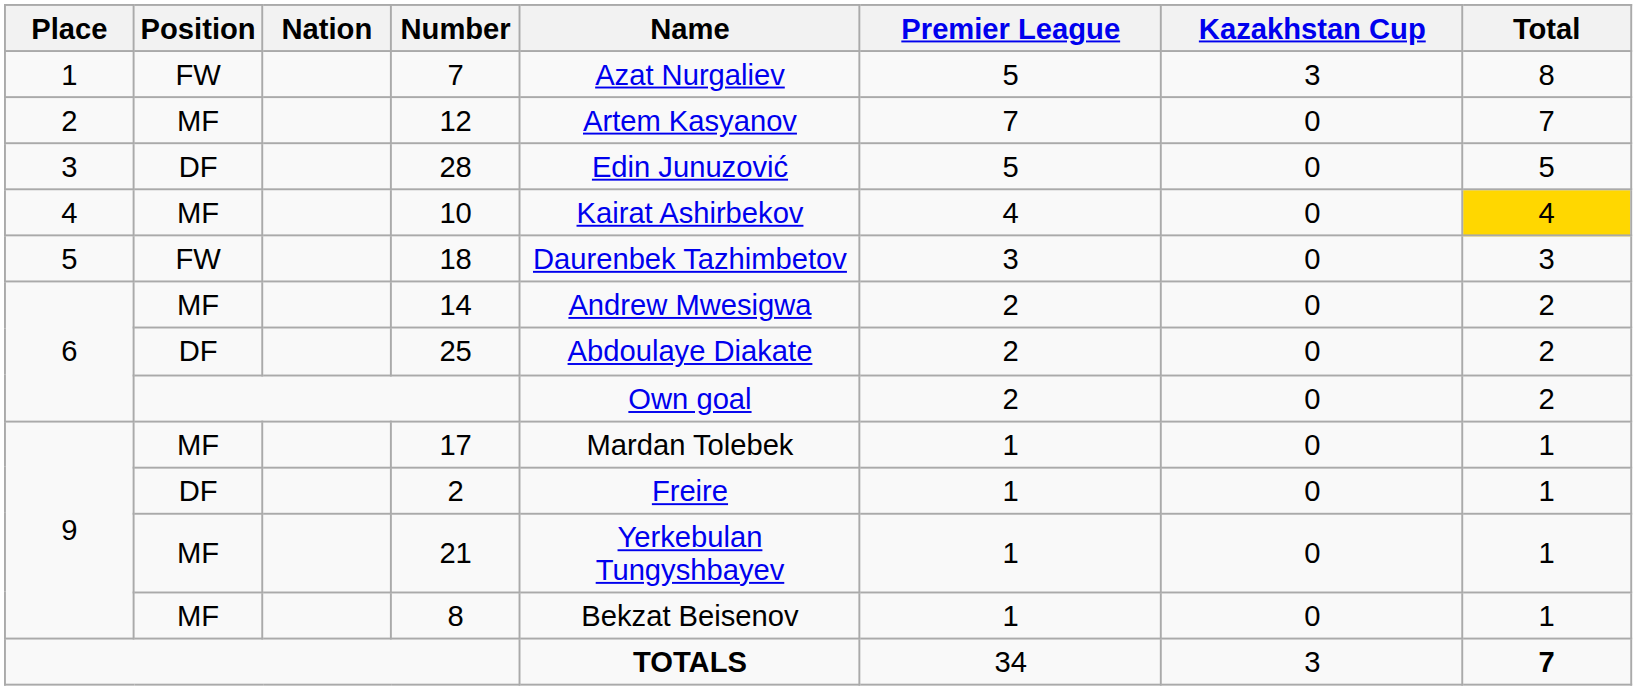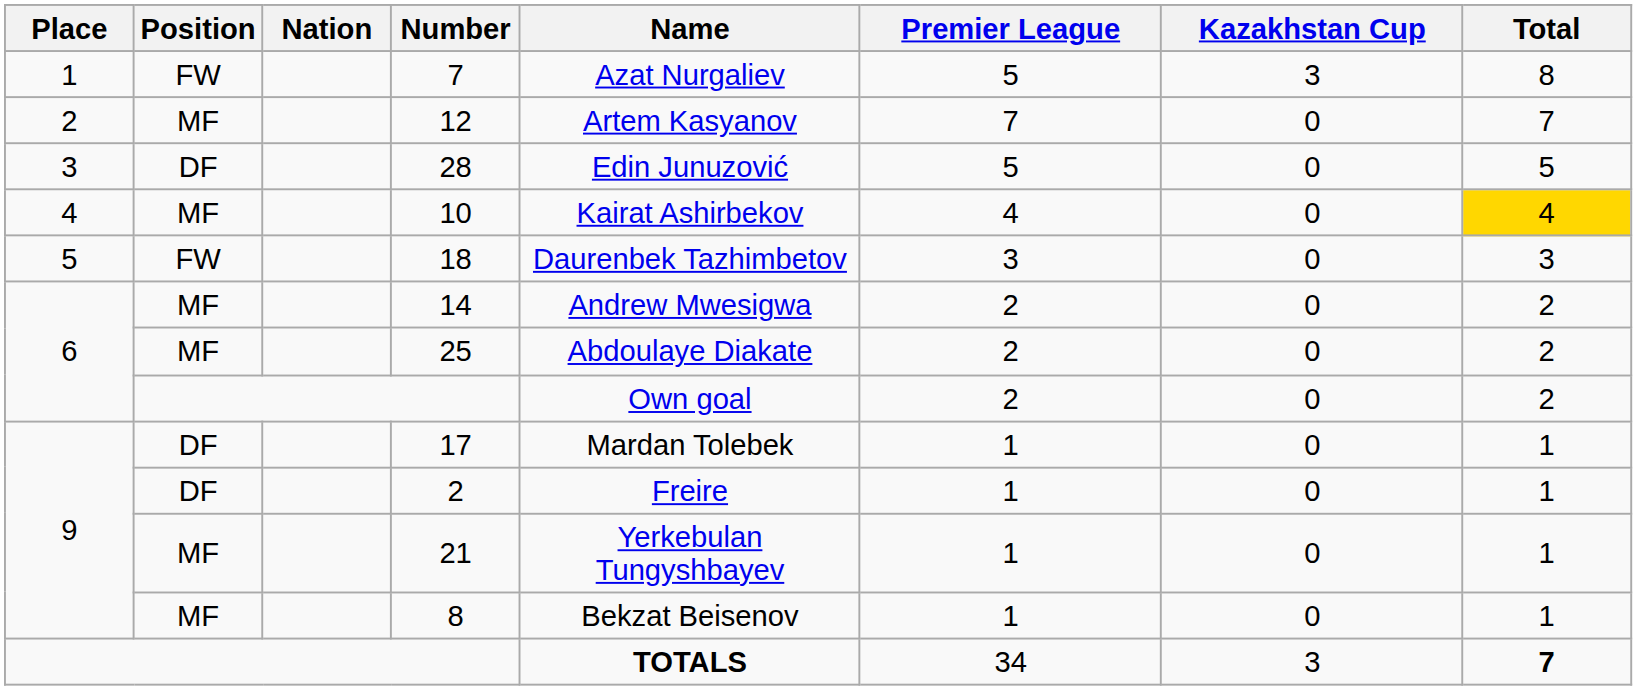(198, 352) DF -> (198, 352) MF
(198, 444) MF -> (198, 444) DF
